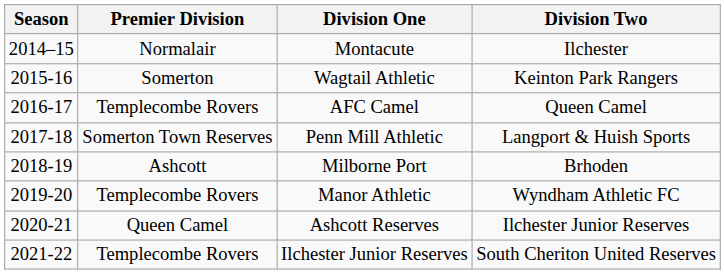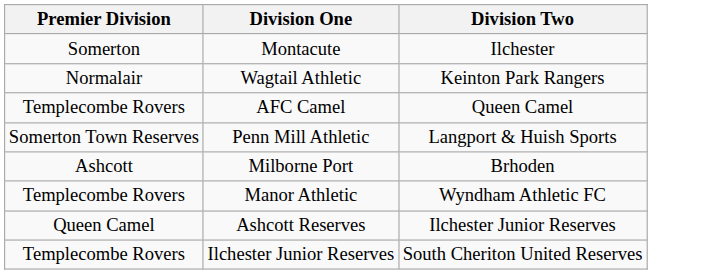- column: (41, 19)
(177, 48) Normalair -> (104, 48) Somerton
(177, 78) Somerton -> (104, 78) Normalair
